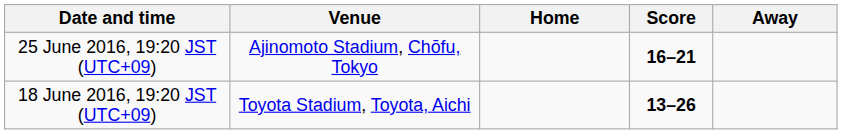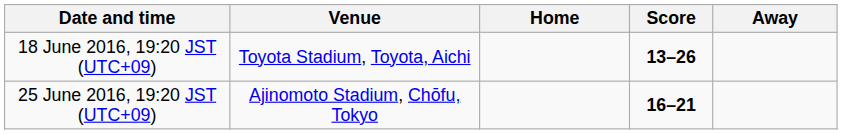rows swapped: (117, 104) <-> (117, 56)
